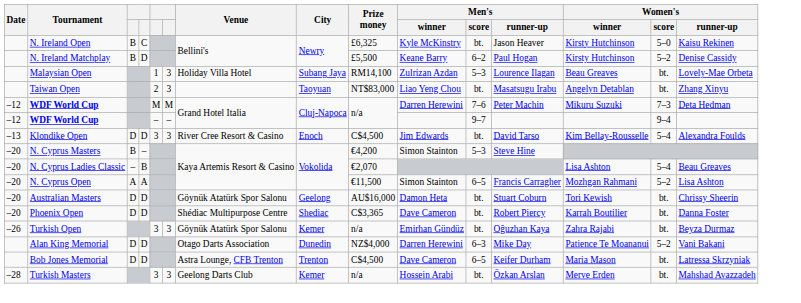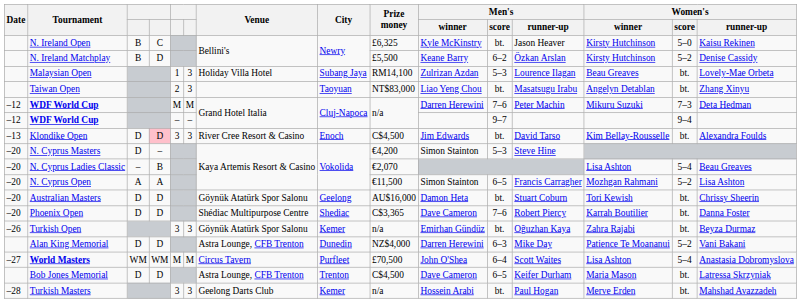(516, 58) Paul Hogan -> (540, 58) Özkan Arslan
(144, 135) no background -> (160, 135) pink background
(664, 135) 5–4 -> (685, 135) bt.
(133, 151) B -> (138, 151) D
(479, 213) bt. -> (500, 213) 7–6
(223, 244) Otago Darts Association -> (251, 244) Astra Lounge, CFB Trenton
+ row: (14, 259)
(519, 275) Özkan Arslan -> (536, 290) Paul Hogan
